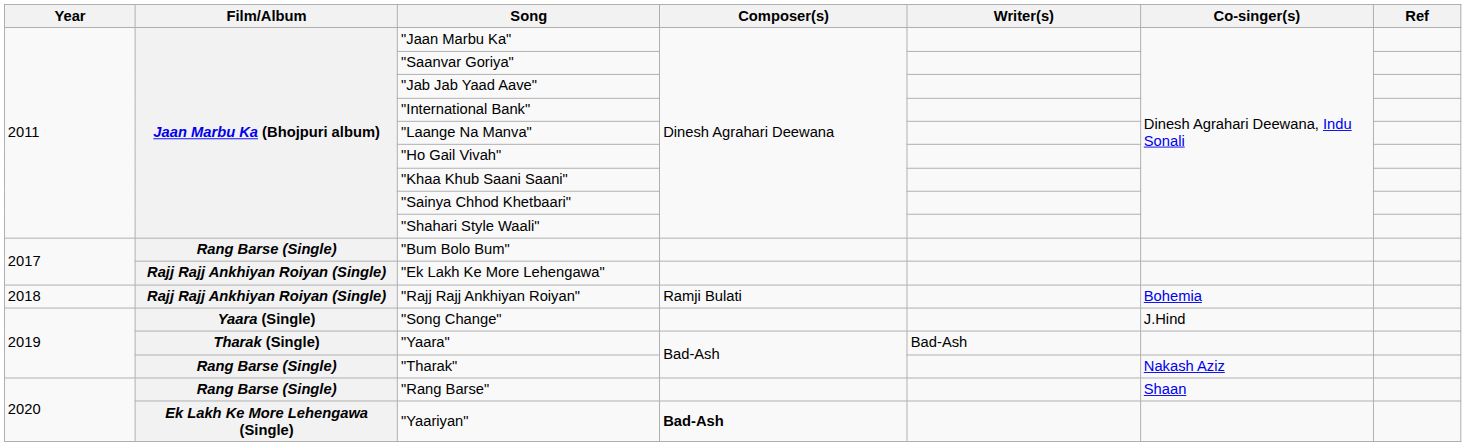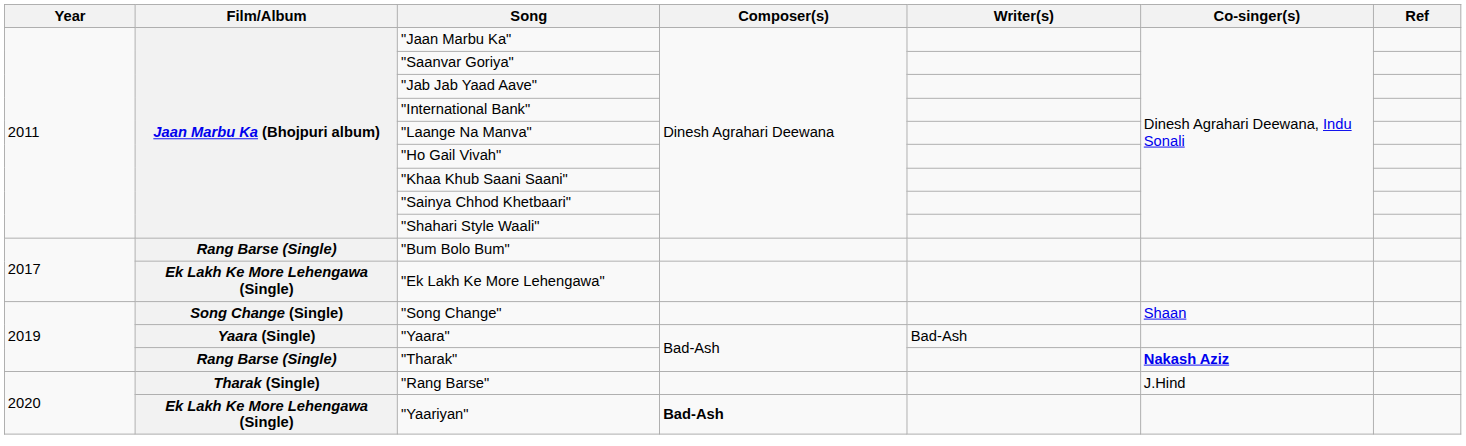(267, 272) Rajj Rajj Ankhiyan Roiyan (Single) -> (267, 281) Ek Lakh Ke More Lehengawa (Single)
- row: (491, 296)
(267, 319) Yaara (Single) -> (267, 312) Song Change (Single)
(1165, 319) J.Hind -> (1165, 312) Shaan
(267, 343) Tharak (Single) -> (267, 336) Yaara (Single)
(1184, 366) normal -> (1186, 359) bold
(267, 389) Rang Barse (Single) -> (267, 382) Tharak (Single)
(1165, 389) Shaan -> (1165, 382) J.Hind
